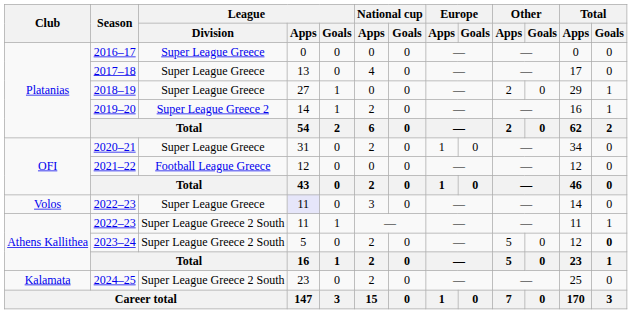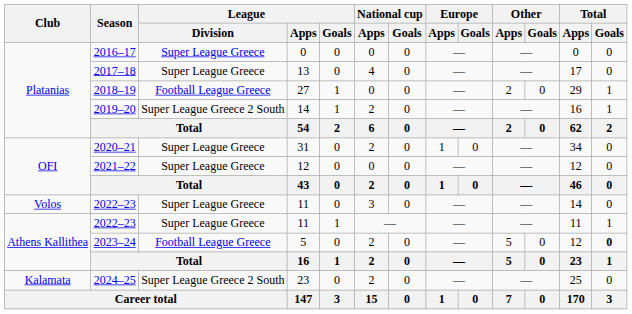(213, 90) Super League Greece -> (213, 90) Football League Greece
(213, 109) Super League Greece 2 -> (213, 109) Super League Greece 2 South
(213, 166) Football League Greece -> (213, 166) Super League Greece
(303, 204) lavender background -> (303, 204) no background
(213, 223) Super League Greece 2 South -> (213, 223) Super League Greece
(213, 242) Super League Greece 2 South -> (213, 242) Football League Greece
